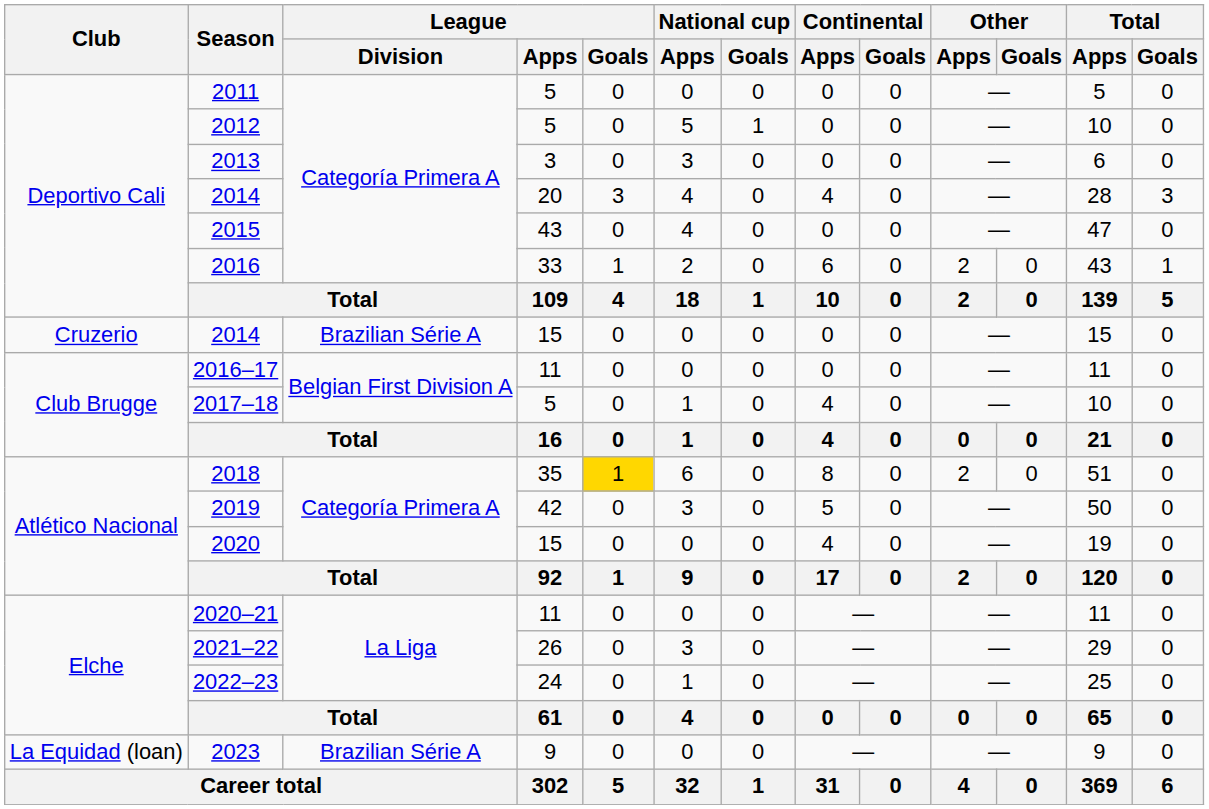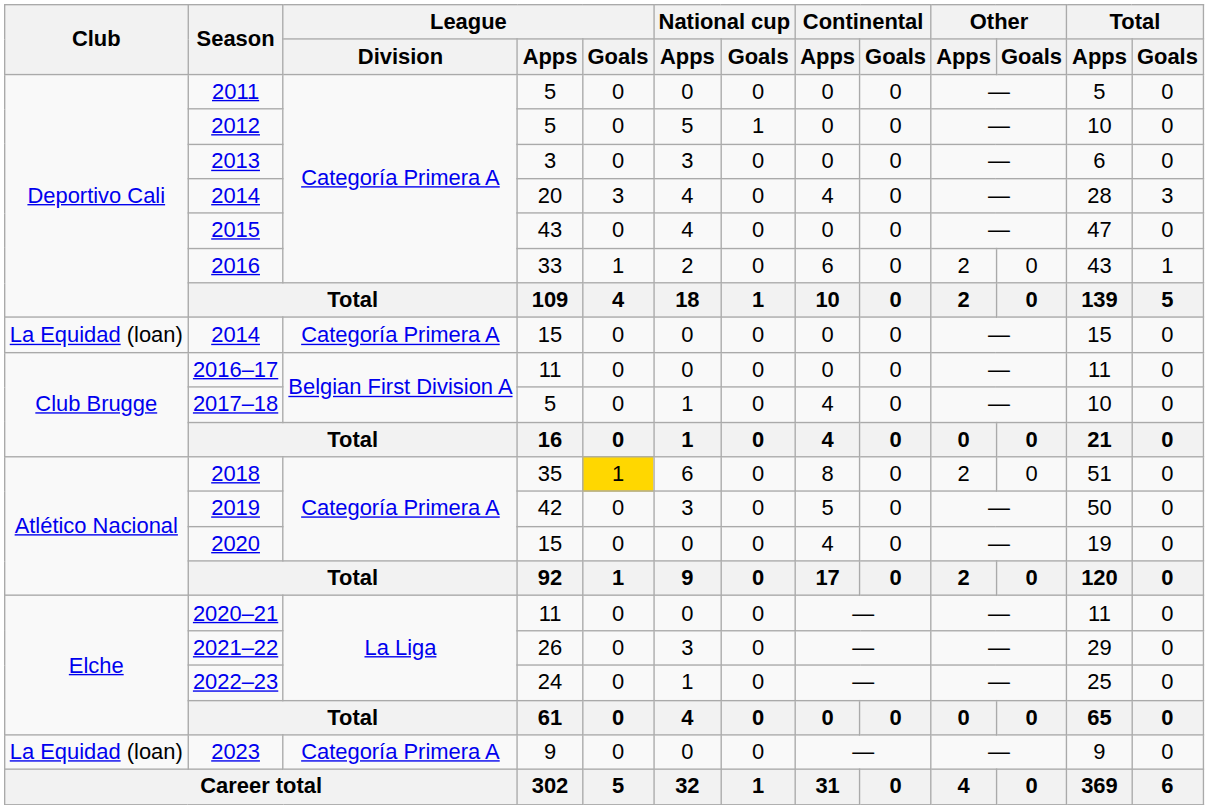(96, 334) Cruzerio -> (96, 334) La Equidad (loan)
(400, 334) Brazilian Série A -> (400, 334) Categoría Primera A
(400, 751) Brazilian Série A -> (400, 751) Categoría Primera A
